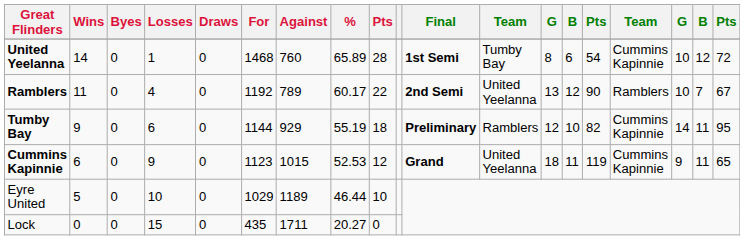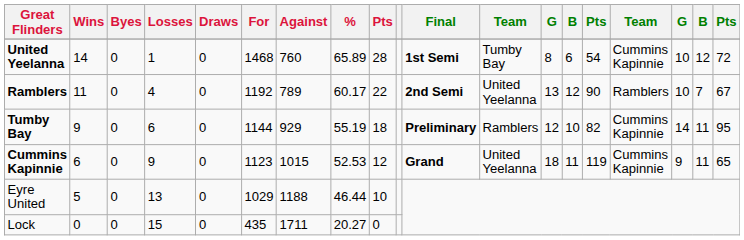(155, 196) 10 -> (155, 196) 13
(294, 196) 1189 -> (294, 196) 1188
